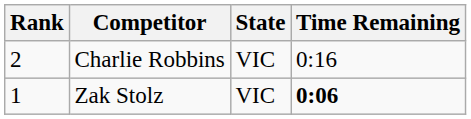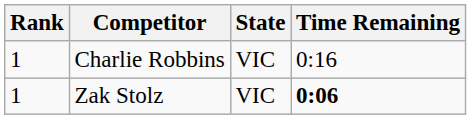(16, 59) 2 -> (16, 59) 1
